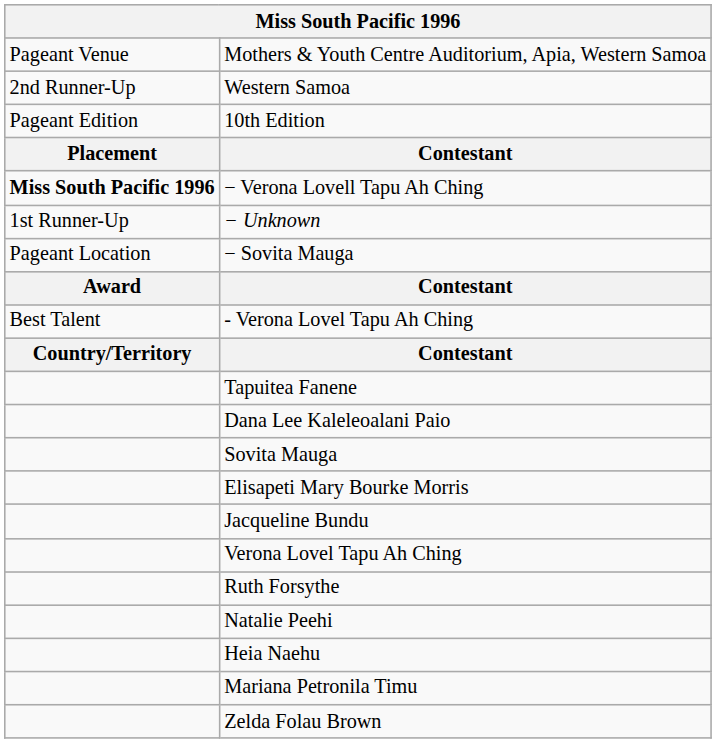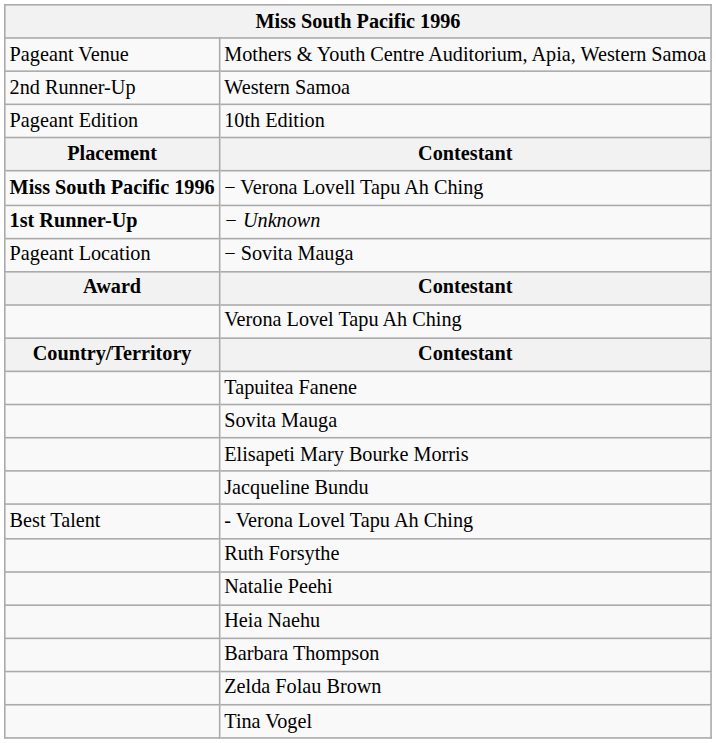(69, 220) normal -> (74, 220) bold
rows swapped: (349, 320) <-> (343, 554)
- row: (337, 420)
- row: (321, 687)
+ row: (302, 654)
+ row: (268, 720)
